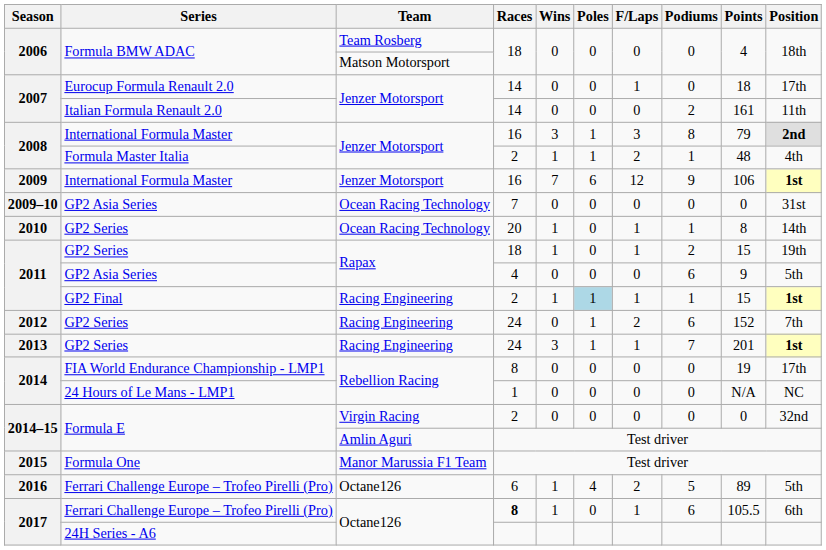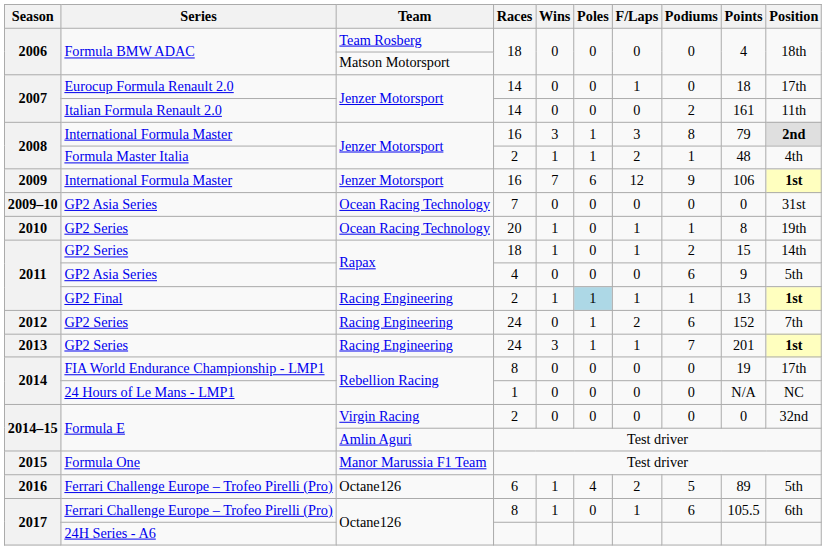(794, 228) 14th -> (794, 228) 19th
(794, 251) 19th -> (794, 251) 14th
(744, 298) 15 -> (744, 298) 13
(514, 510) bold -> (514, 510) normal
